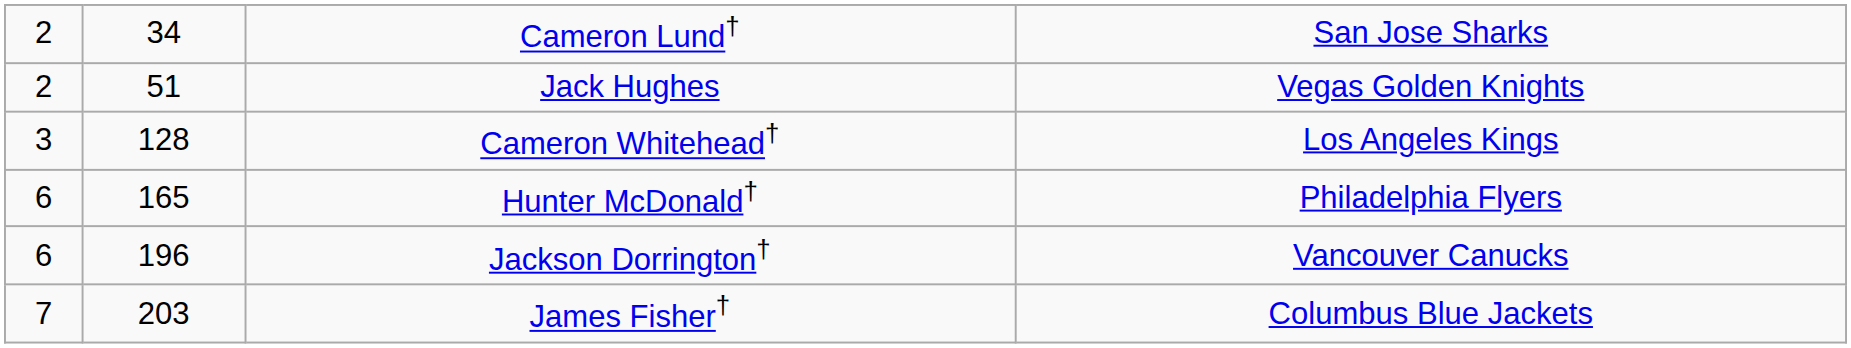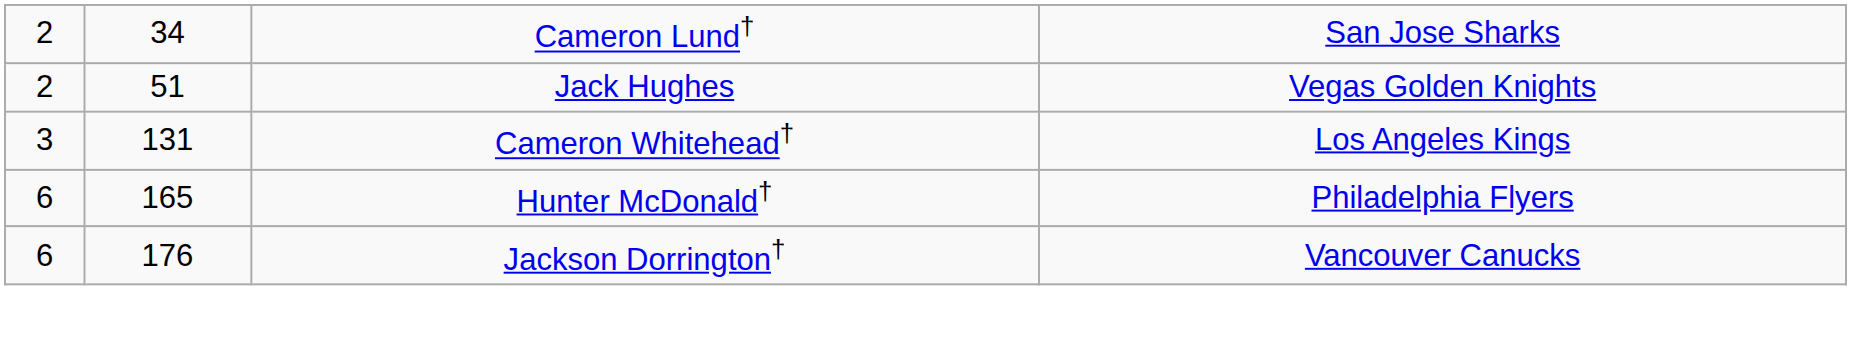(164, 140) 128 -> (167, 140) 131
(164, 255) 196 -> (167, 255) 176
- row: (630, 313)
